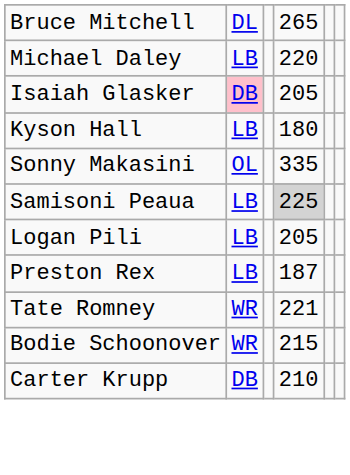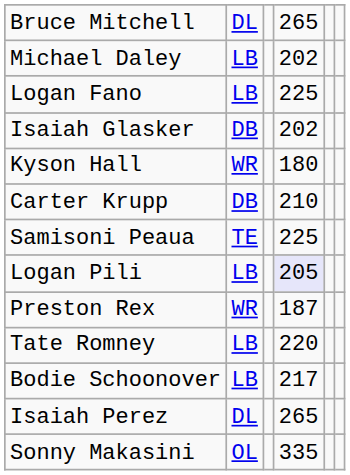(299, 59) 220 -> (299, 59) 202
+ row: (76, 94)
(245, 94) pink background -> (245, 130) no background
(299, 94) 205 -> (299, 130) 202
(245, 130) LB -> (245, 166) WR
rows swapped: (102, 166) <-> (89, 381)
(245, 202) LB -> (245, 238) TE
(299, 202) lightgrey background -> (299, 238) no background
(299, 238) no background -> (299, 273) lavender background
(245, 273) LB -> (245, 309) WR
(245, 309) WR -> (245, 345) LB
(299, 309) 221 -> (299, 345) 220
(245, 345) WR -> (245, 381) LB
(299, 345) 215 -> (299, 381) 217
+ row: (89, 417)
